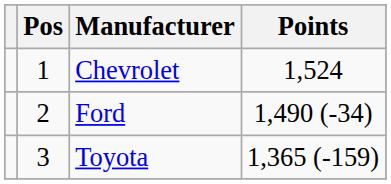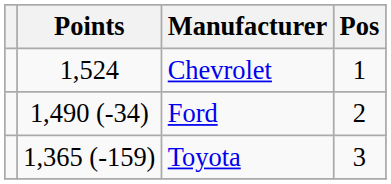columns swapped: (43, 26) <-> (313, 26)
